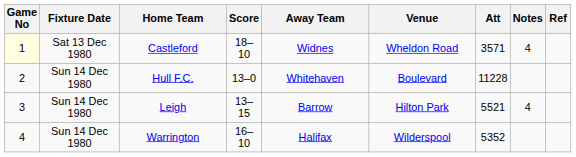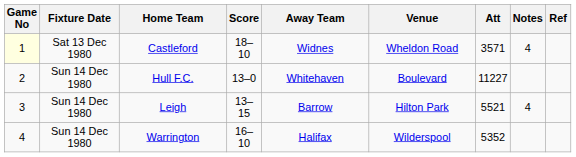(493, 78) 11228 -> (493, 78) 11227
